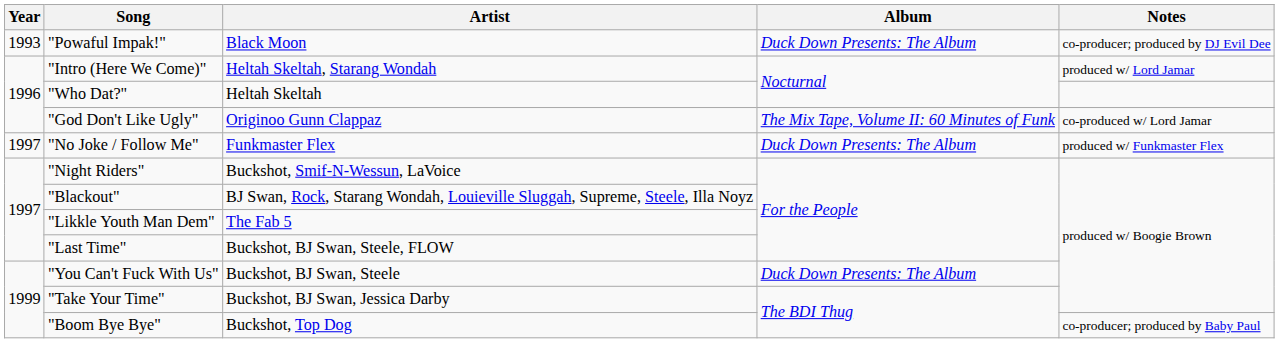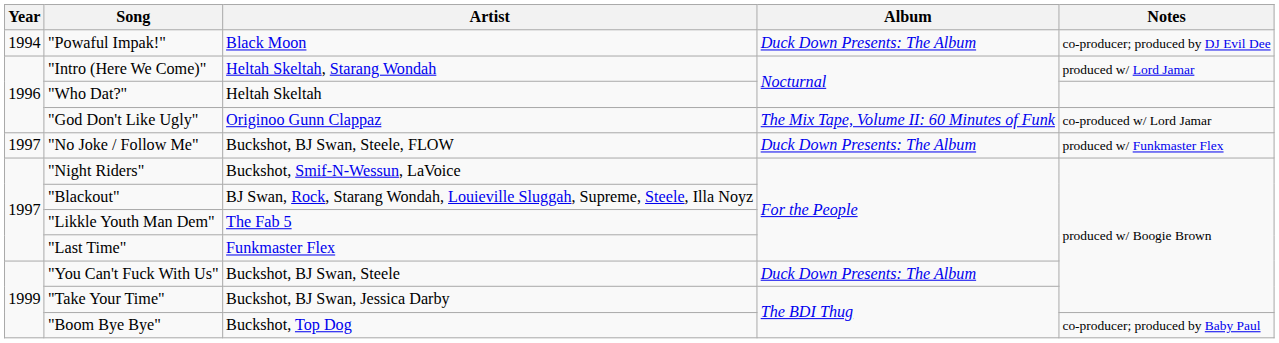(24, 42) 1993 -> (24, 42) 1994
(281, 145) Funkmaster Flex -> (340, 145) Buckshot, BJ Swan, Steele, FLOW
(340, 247) Buckshot, BJ Swan, Steele, FLOW -> (281, 247) Funkmaster Flex
